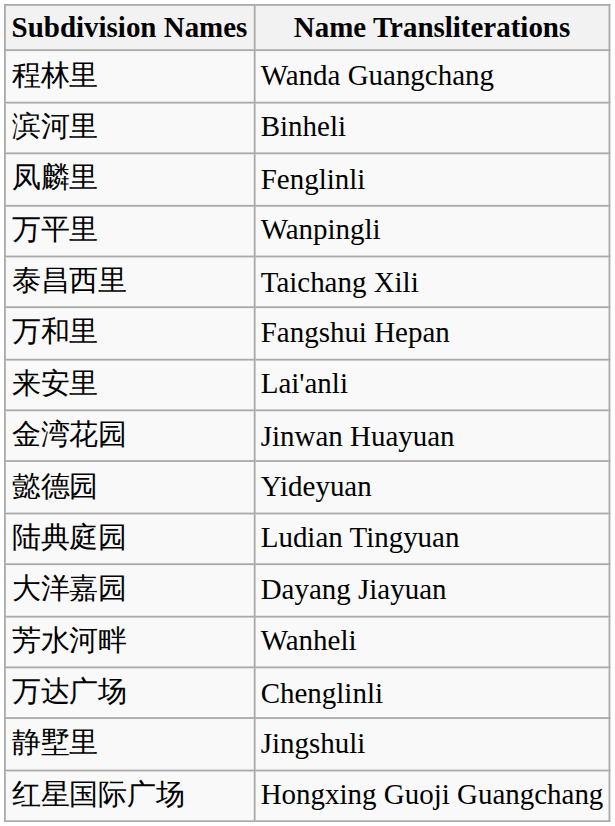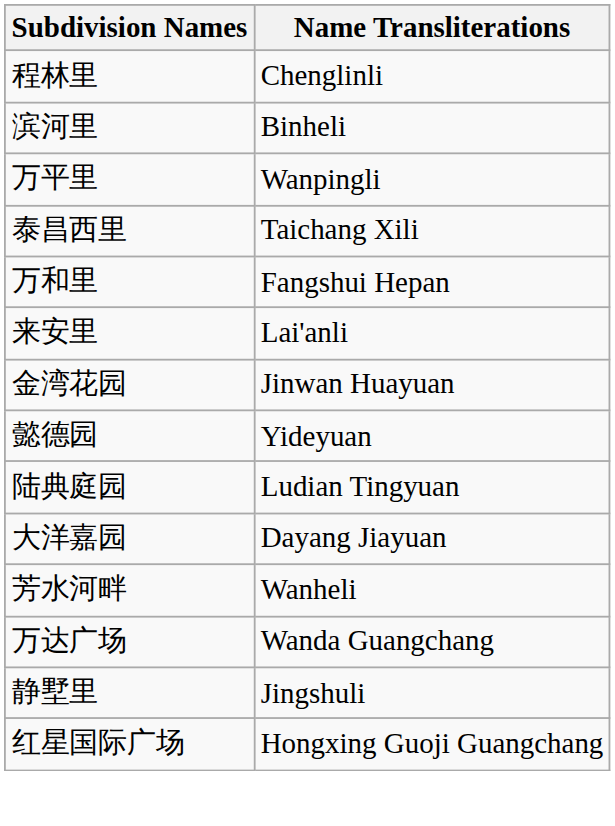(377, 76) Wanda Guangchang -> (322, 76) Chenglinli
- row: (55, 177)
(322, 692) Chenglinli -> (377, 641) Wanda Guangchang
